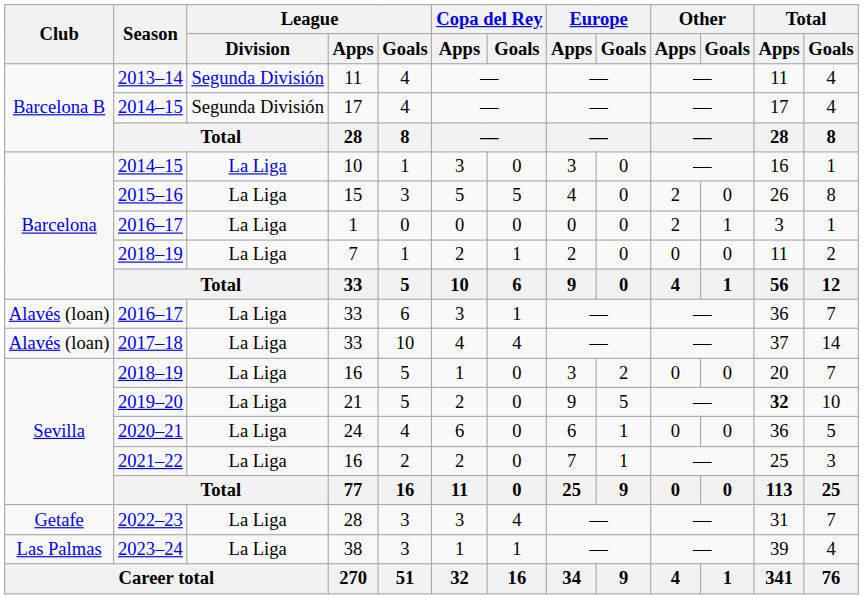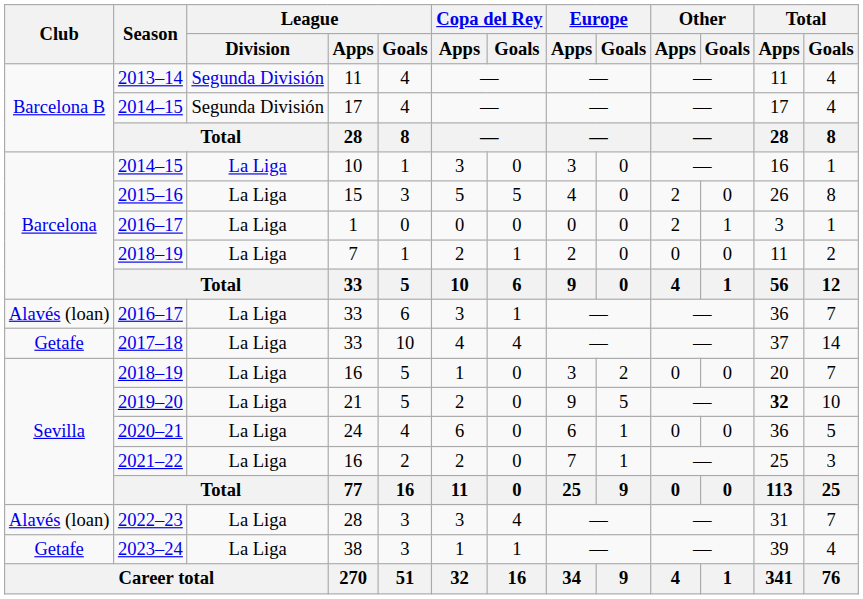(59, 343) Alavés (loan) -> (59, 343) Getafe
(59, 519) Getafe -> (59, 519) Alavés (loan)
(59, 549) Las Palmas -> (59, 549) Getafe
